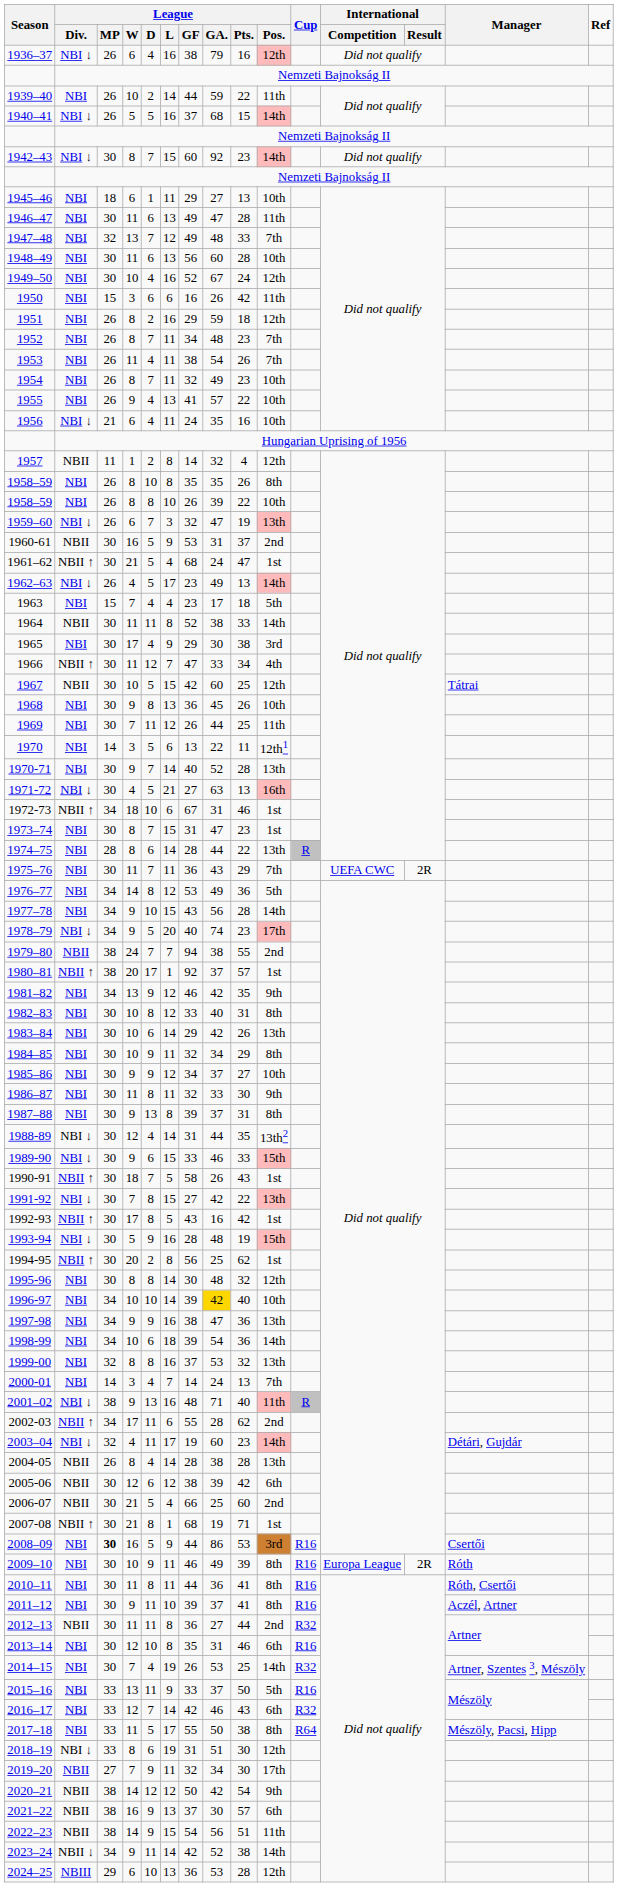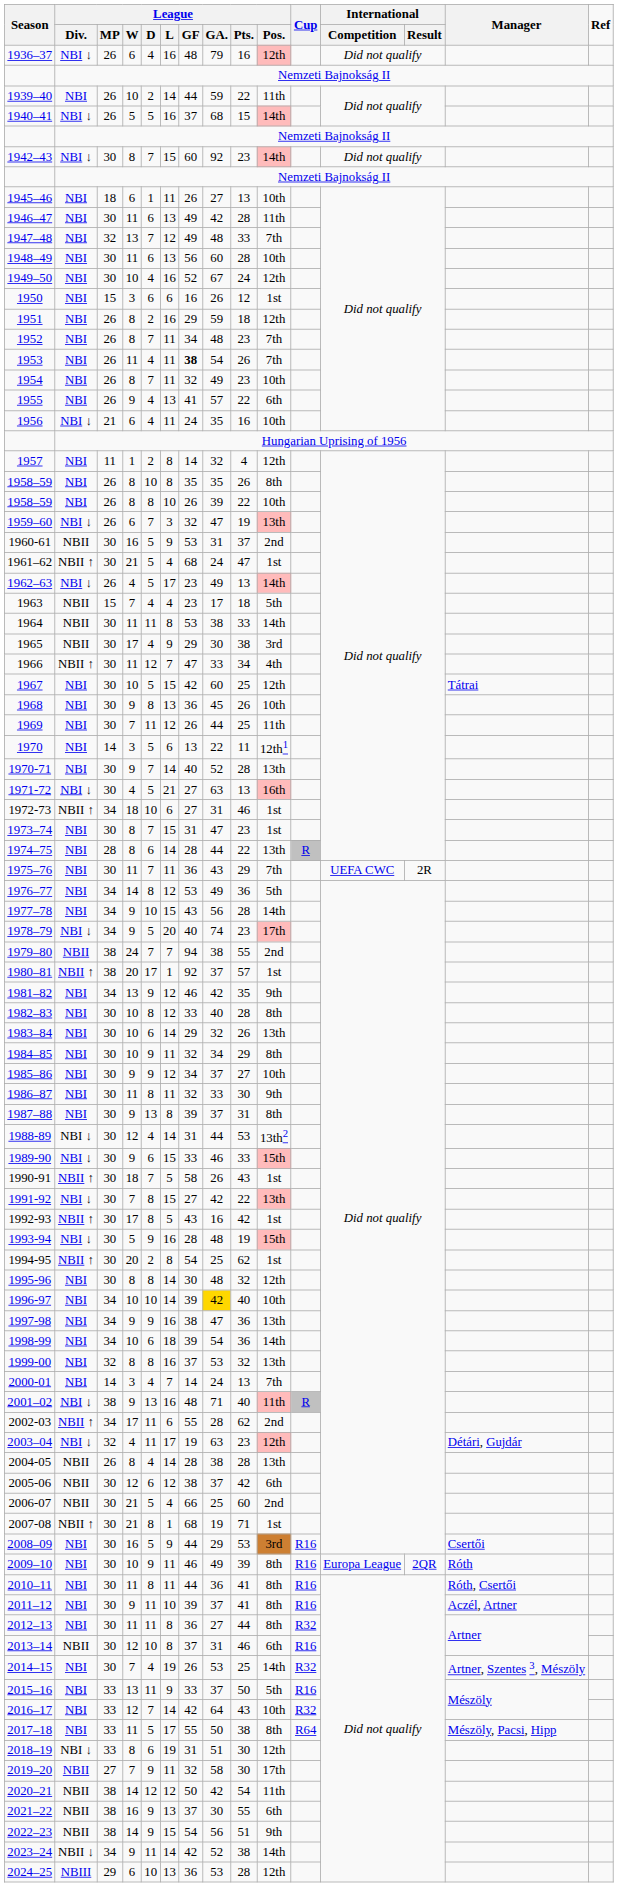(191, 55) 38 -> (191, 55) 48
(191, 197) 29 -> (191, 197) 26
(217, 217) 47 -> (217, 217) 42
(244, 298) 42 -> (244, 298) 12
(274, 298) 11th -> (274, 298) 1st
(191, 359) normal -> (191, 359) bold
(274, 400) 10th -> (274, 400) 6th
(76, 461) NBII -> (76, 461) NBI
(76, 603) NBI -> (76, 603) NBII
(191, 623) 52 -> (191, 623) 53
(76, 643) NBI -> (76, 643) NBII
(76, 684) NBII -> (76, 684) NBI
(191, 809) 67 -> (191, 809) 27
(244, 1012) 31 -> (244, 1012) 28
(217, 1033) 42 -> (217, 1033) 32
(244, 1136) 35 -> (244, 1136) 53
(191, 1259) 56 -> (191, 1259) 54
(217, 1442) 60 -> (217, 1442) 63
(274, 1442) 14th -> (274, 1442) 12th
(217, 1483) 39 -> (217, 1483) 37
(110, 1544) bold -> (110, 1544) normal
(217, 1544) 86 -> (217, 1544) 29
(424, 1564) 2R -> (424, 1564) 2QR
(76, 1625) NBII -> (76, 1625) NBI
(274, 1625) 2nd -> (274, 1625) 8th
(76, 1645) NBI -> (76, 1645) NBII
(191, 1645) 35 -> (191, 1645) 37
(217, 1709) 46 -> (217, 1709) 64
(274, 1709) 6th -> (274, 1709) 10th
(217, 1770) 34 -> (217, 1770) 58
(274, 1791) 9th -> (274, 1791) 11th
(244, 1811) 57 -> (244, 1811) 55
(274, 1831) 11th -> (274, 1831) 9th
